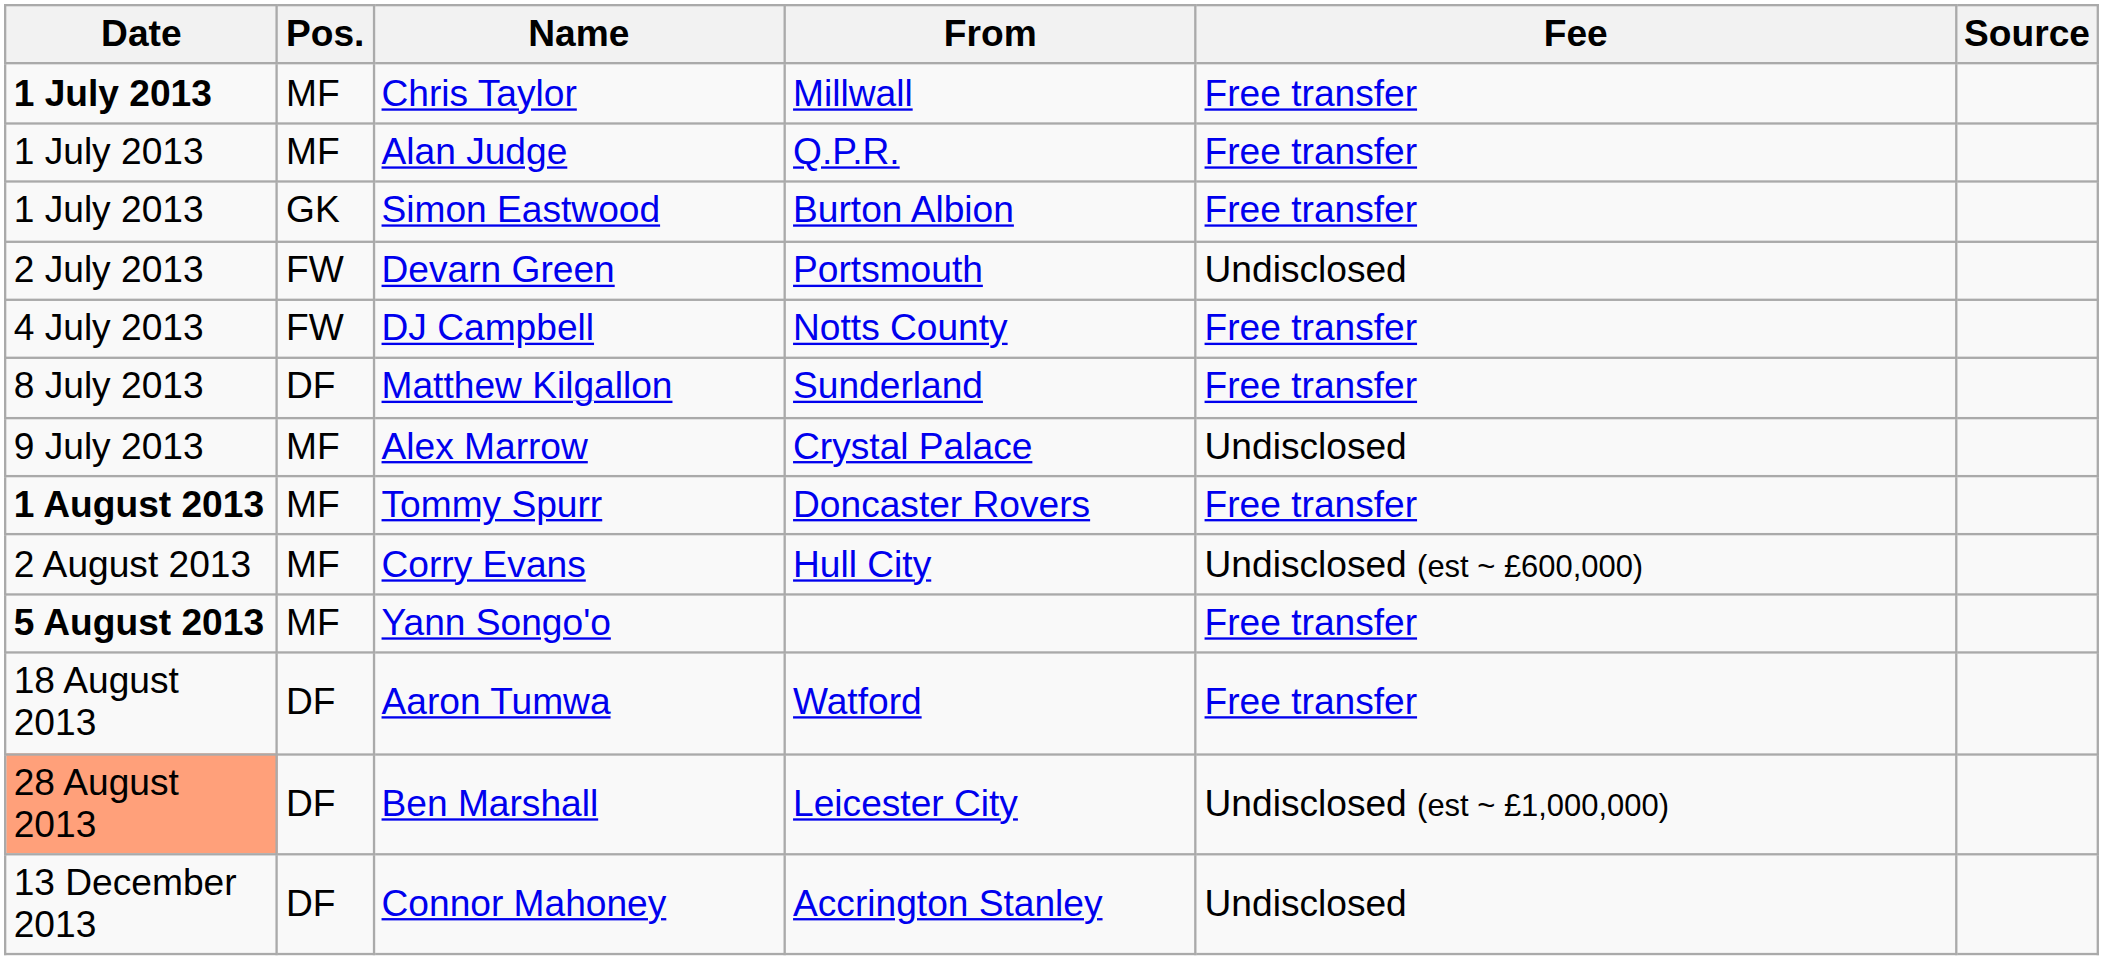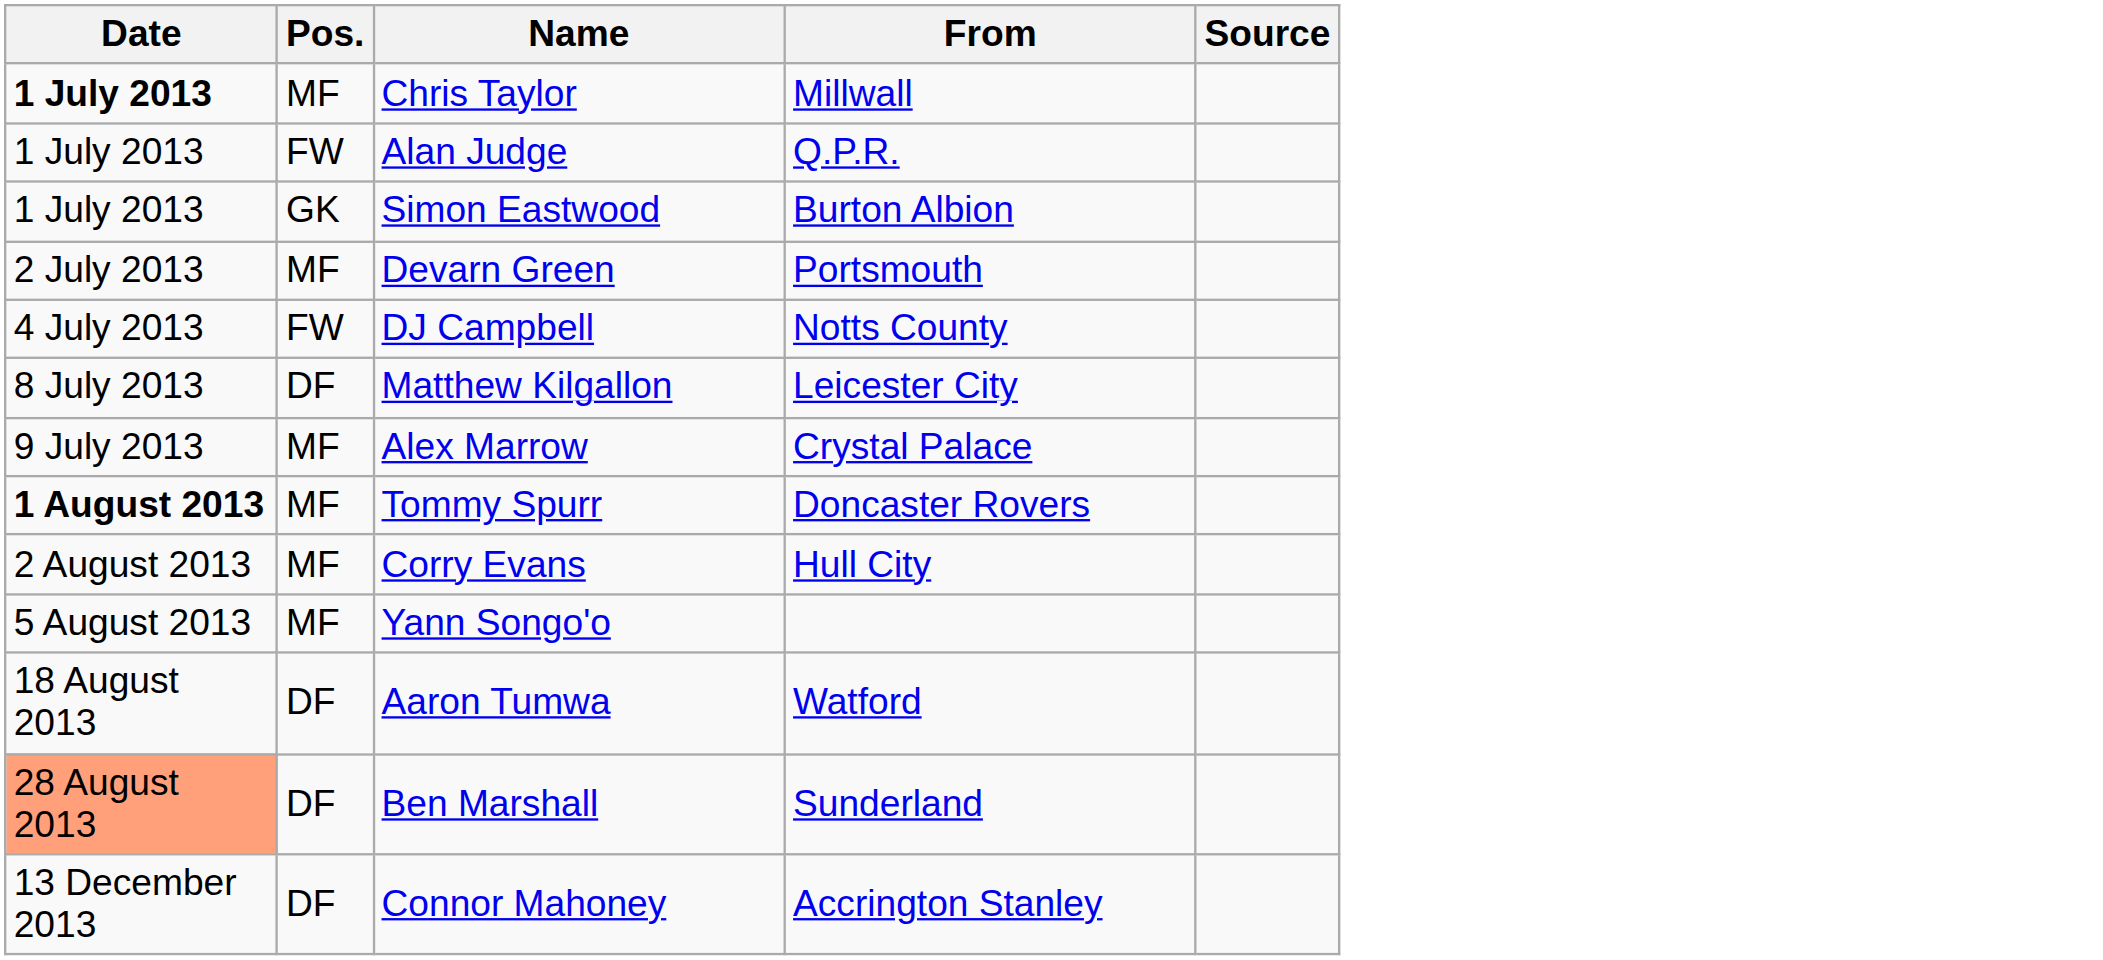- column: (1576, 33)
(313, 151) MF -> (315, 151) FW
(315, 269) FW -> (313, 269) MF
(888, 387) Sunderland -> (905, 387) Leicester City
(139, 622) bold -> (132, 622) normal
(905, 803) Leicester City -> (888, 803) Sunderland
